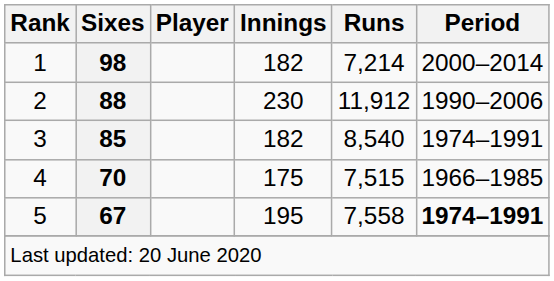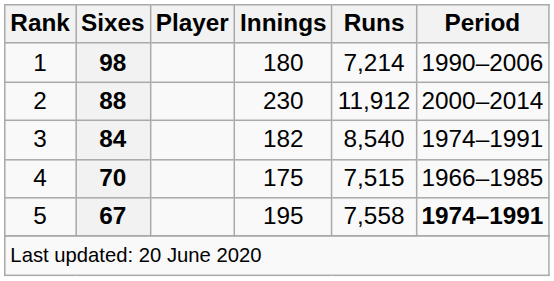(283, 62) 182 -> (283, 62) 180
(482, 62) 2000–2014 -> (482, 62) 1990–2006
(482, 100) 1990–2006 -> (482, 100) 2000–2014
(113, 139) 85 -> (113, 139) 84
